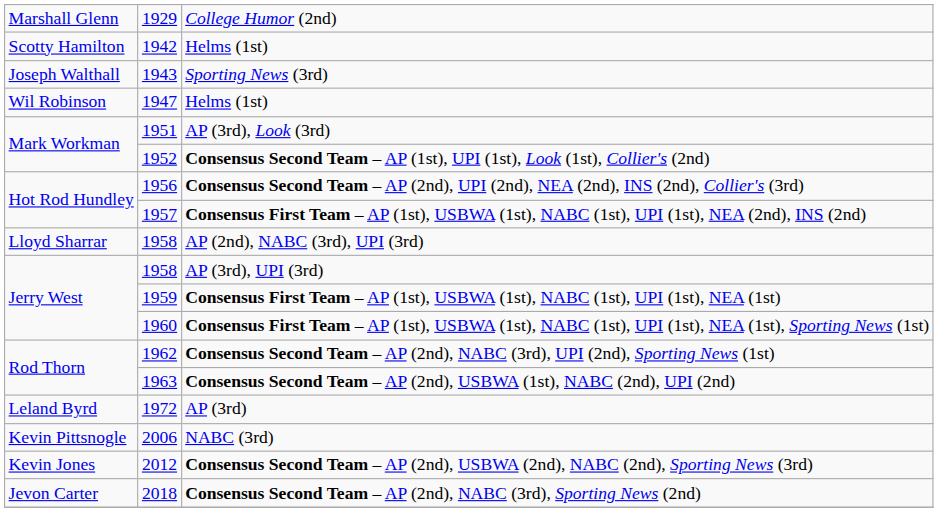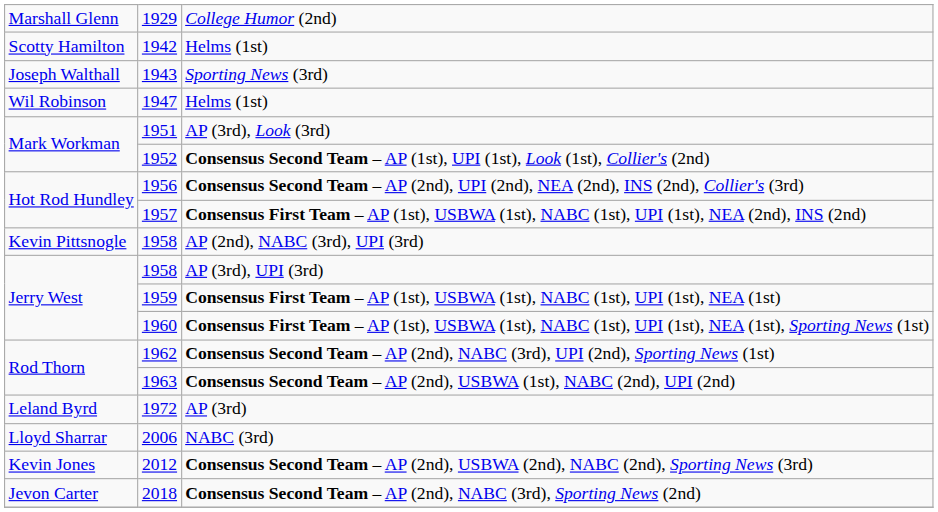(58, 241) Lloyd Sharrar -> (68, 241) Kevin Pittsnogle
(68, 437) Kevin Pittsnogle -> (58, 437) Lloyd Sharrar
